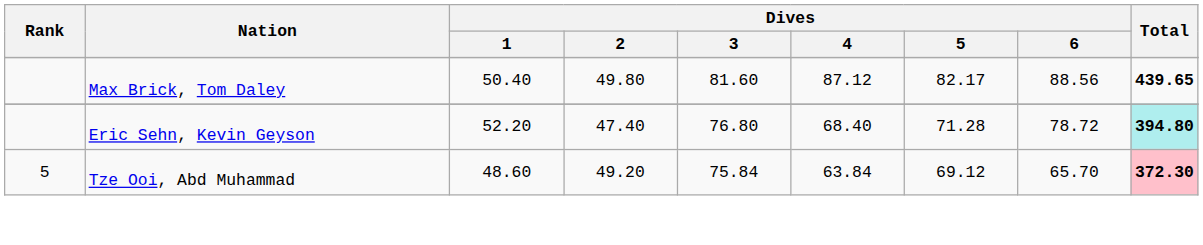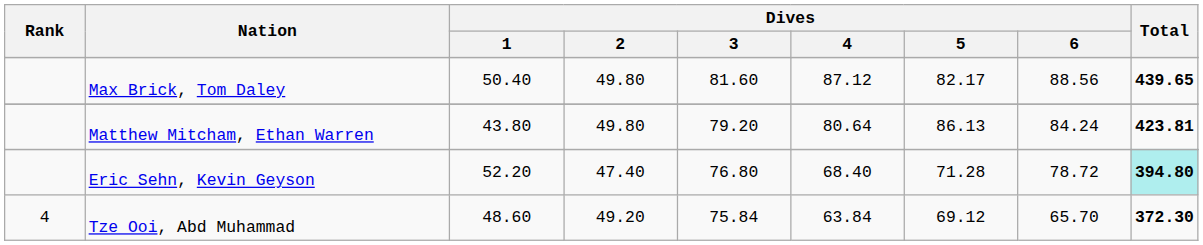+ row: (231, 136)
(45, 172) 5 -> (45, 218) 4
(1164, 172) pink background -> (1164, 218) no background
